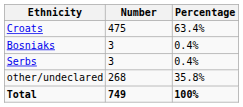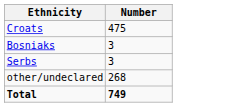- column: (205, 13)
